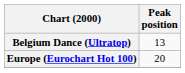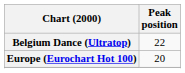(160, 42) 13 -> (160, 42) 22
